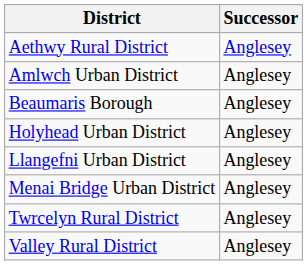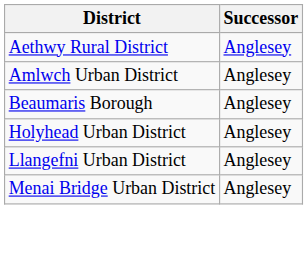- row: (94, 217)
- row: (83, 246)
